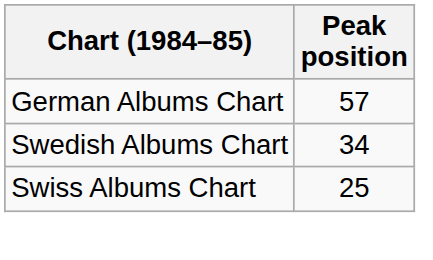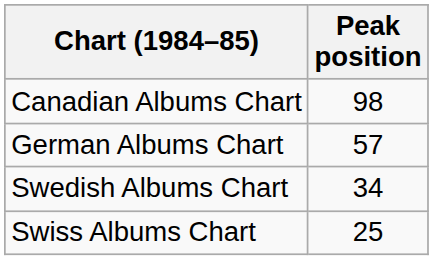+ row: (157, 100)
